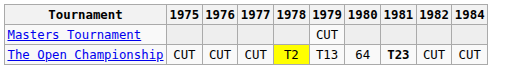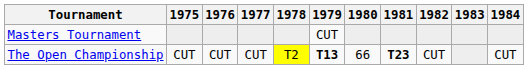+ column: (470, 15)
(327, 55) normal -> (327, 55) bold
(363, 55) 64 -> (363, 55) 66
